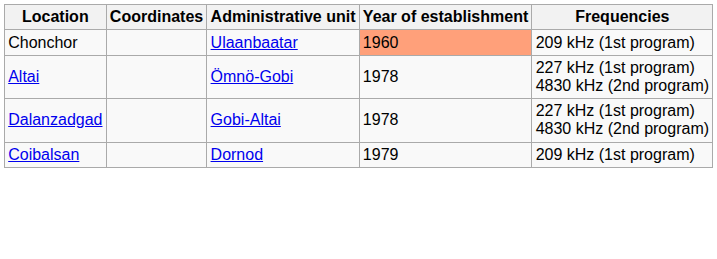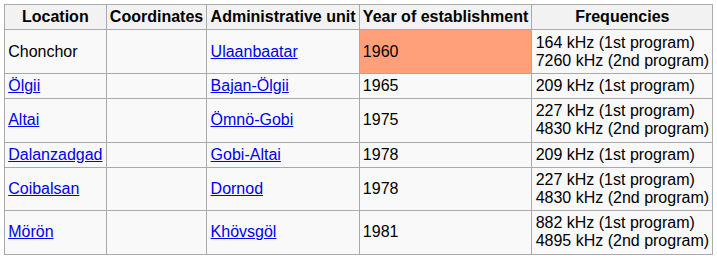(615, 42) 209 kHz (1st program) -> (622, 51) 164 kHz (1st program) 7260 kHz (2nd program)
+ row: (24, 85)
(381, 76) 1978 -> (381, 120) 1975
(622, 120) 227 kHz (1st program) 4830 kHz (2nd program) -> (615, 154) 209 kHz (1st program)
(381, 154) 1979 -> (381, 189) 1978
(615, 154) 209 kHz (1st program) -> (622, 189) 227 kHz (1st program) 4830 kHz (2nd program)
+ row: (31, 232)
